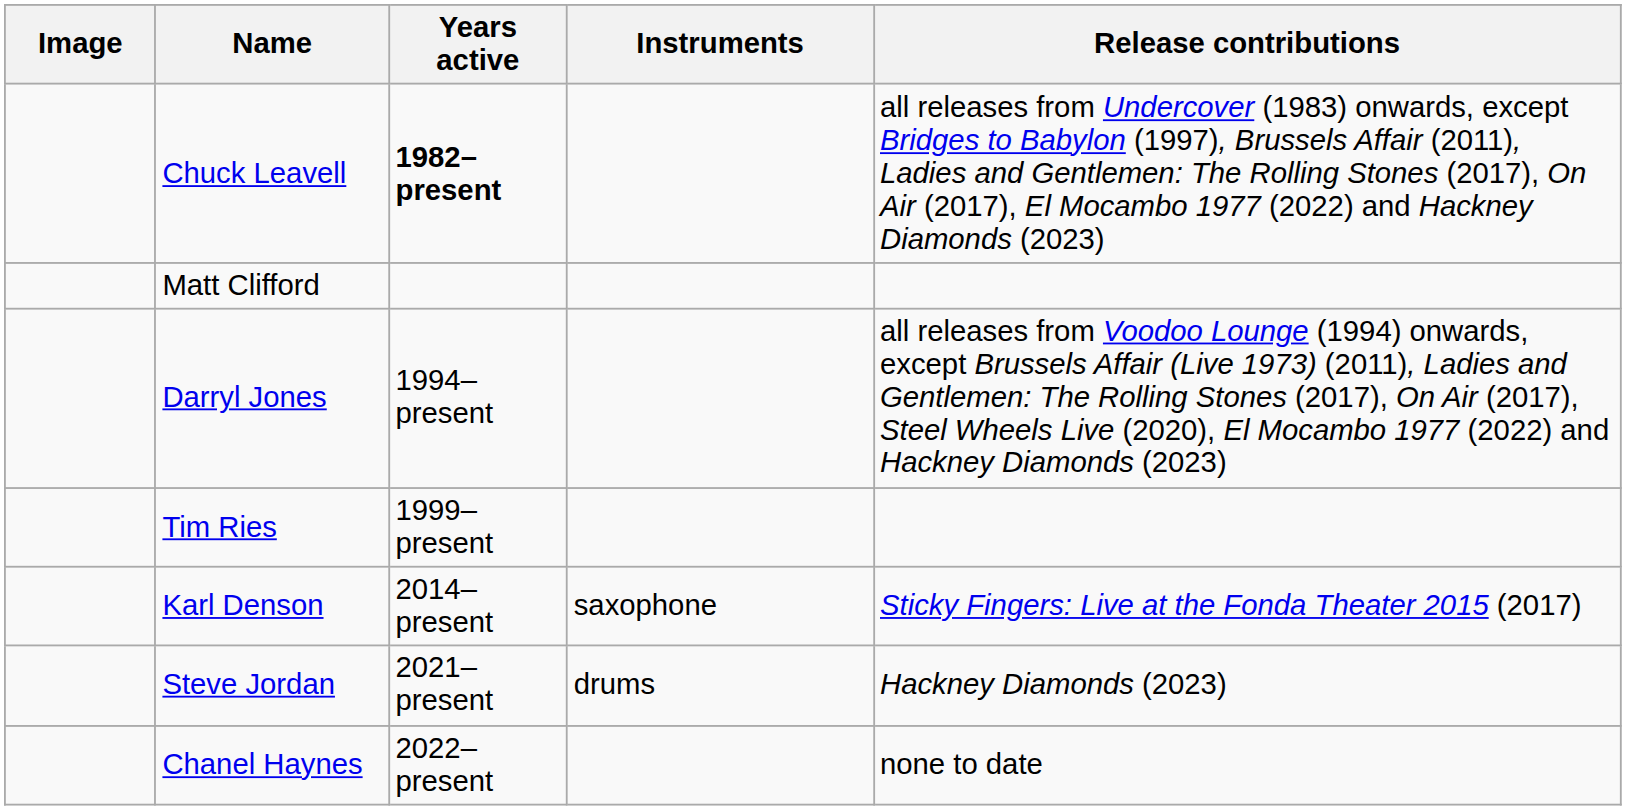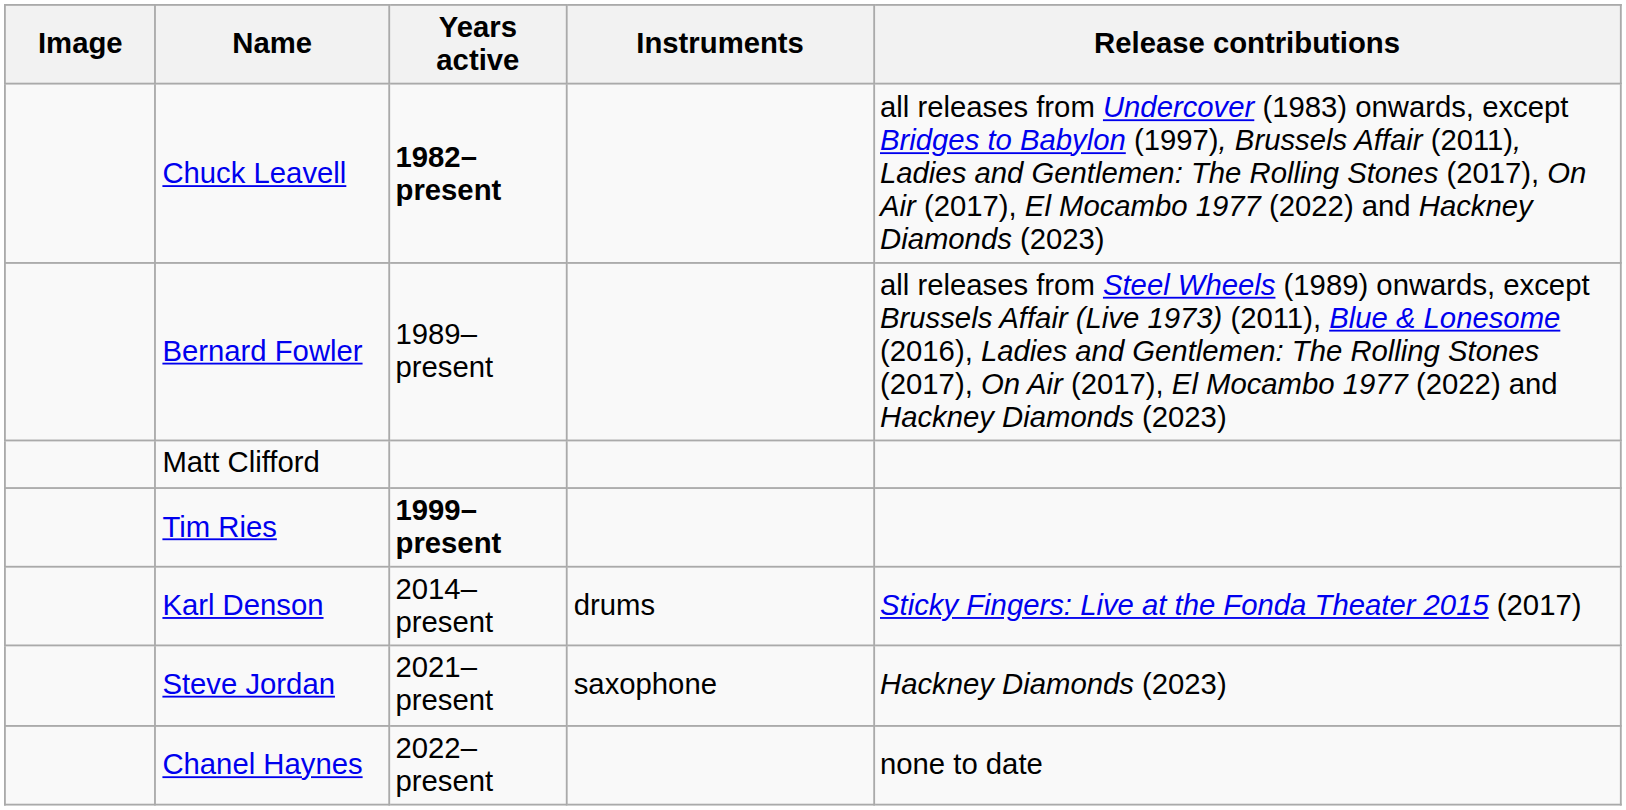+ row: (262, 351)
- row: (245, 397)
(444, 526) normal -> (448, 526) bold
(645, 605) saxophone -> (614, 605) drums
(614, 685) drums -> (645, 685) saxophone
